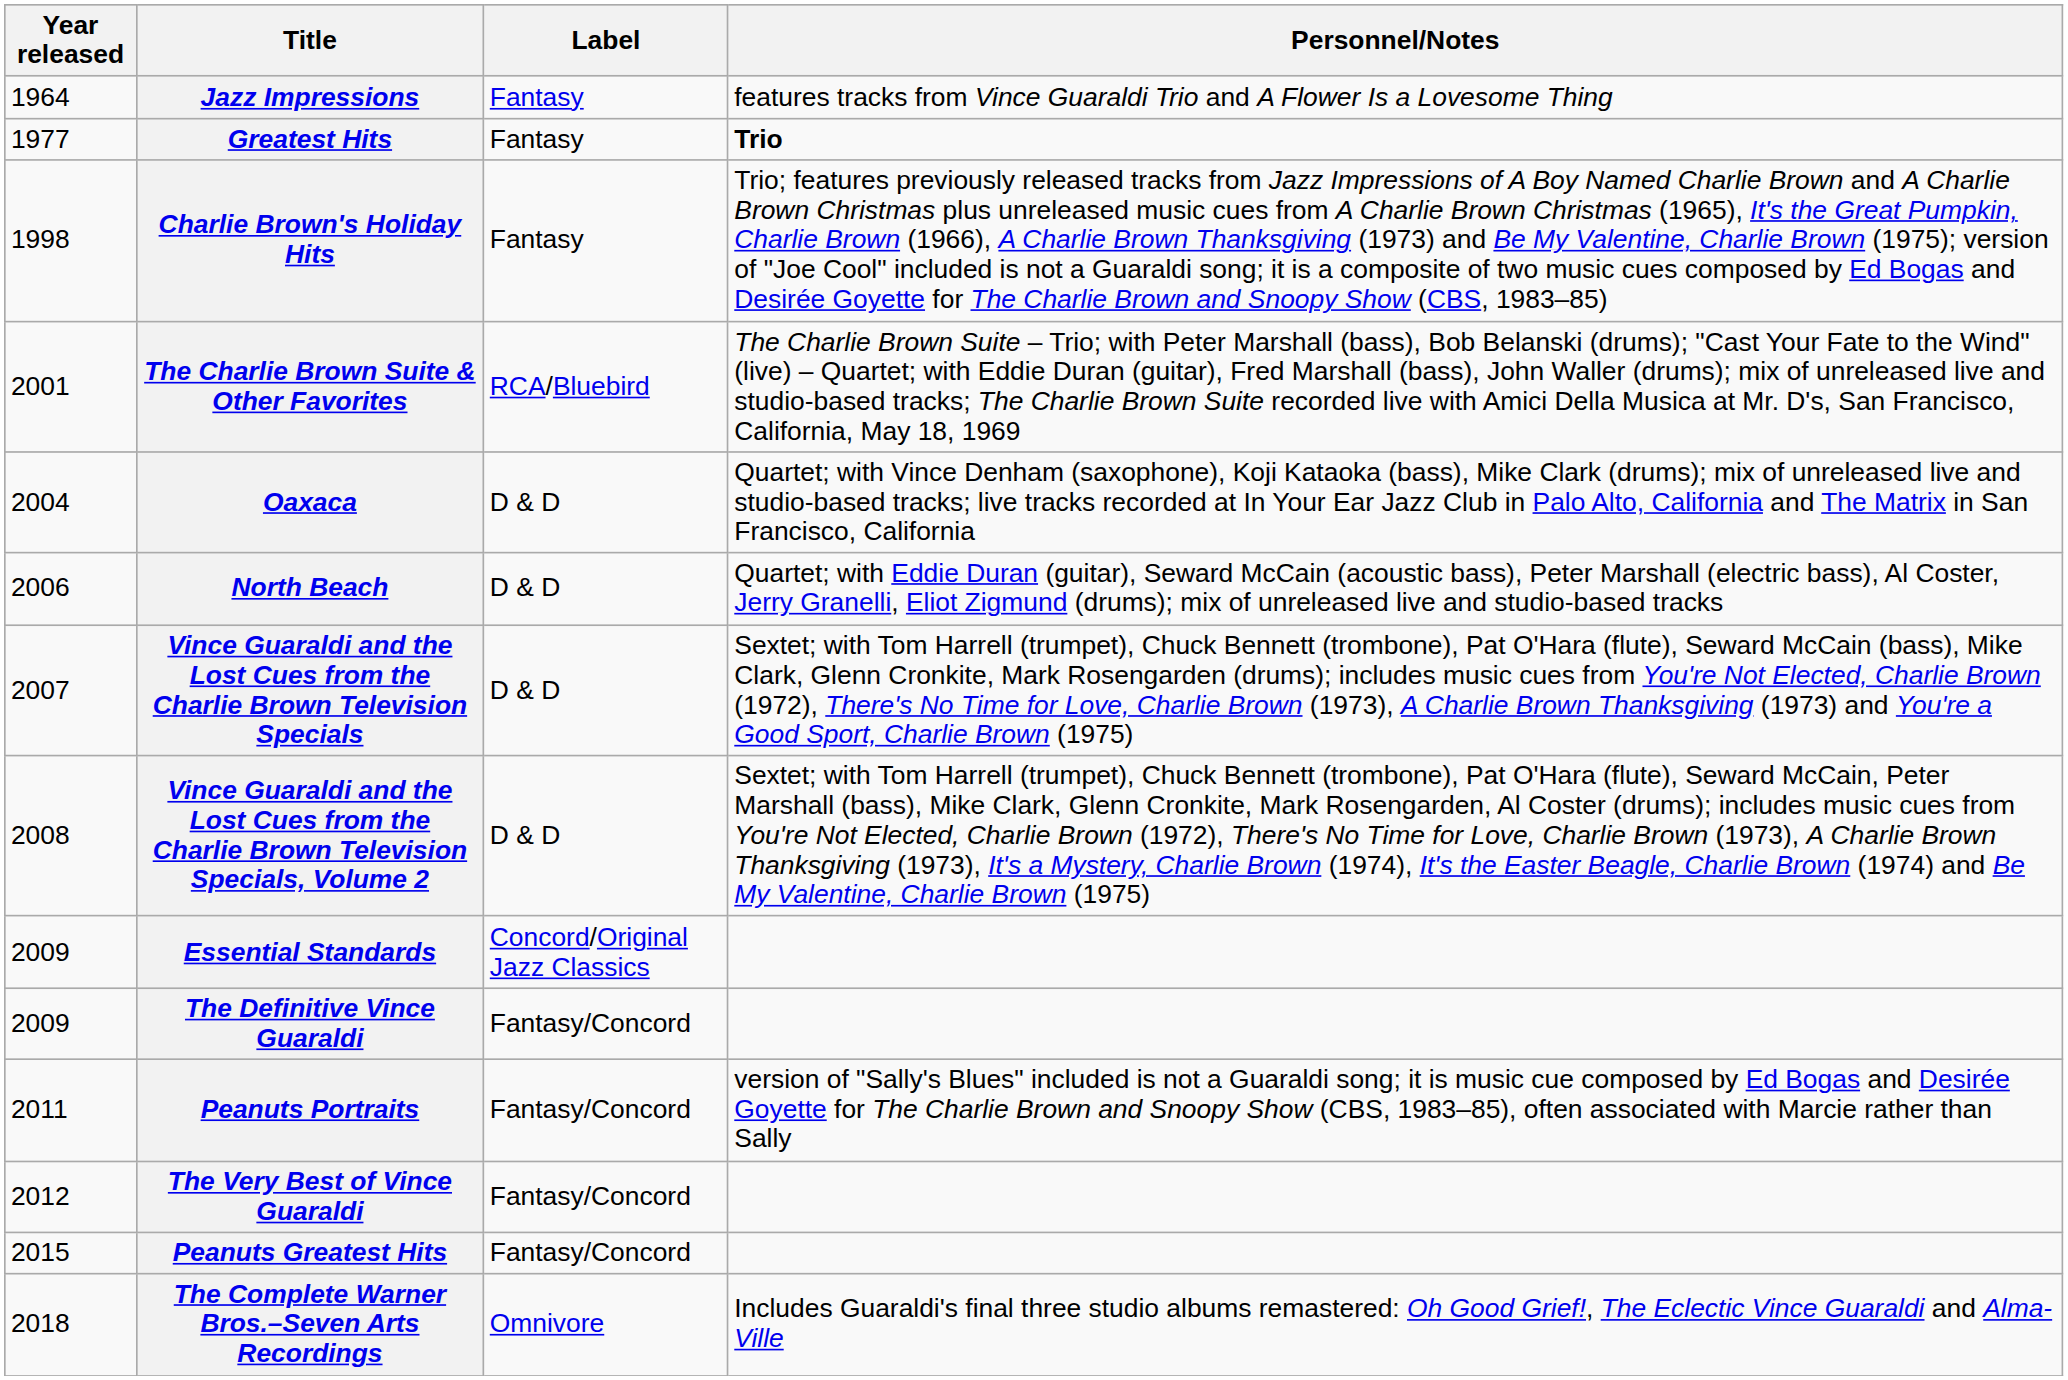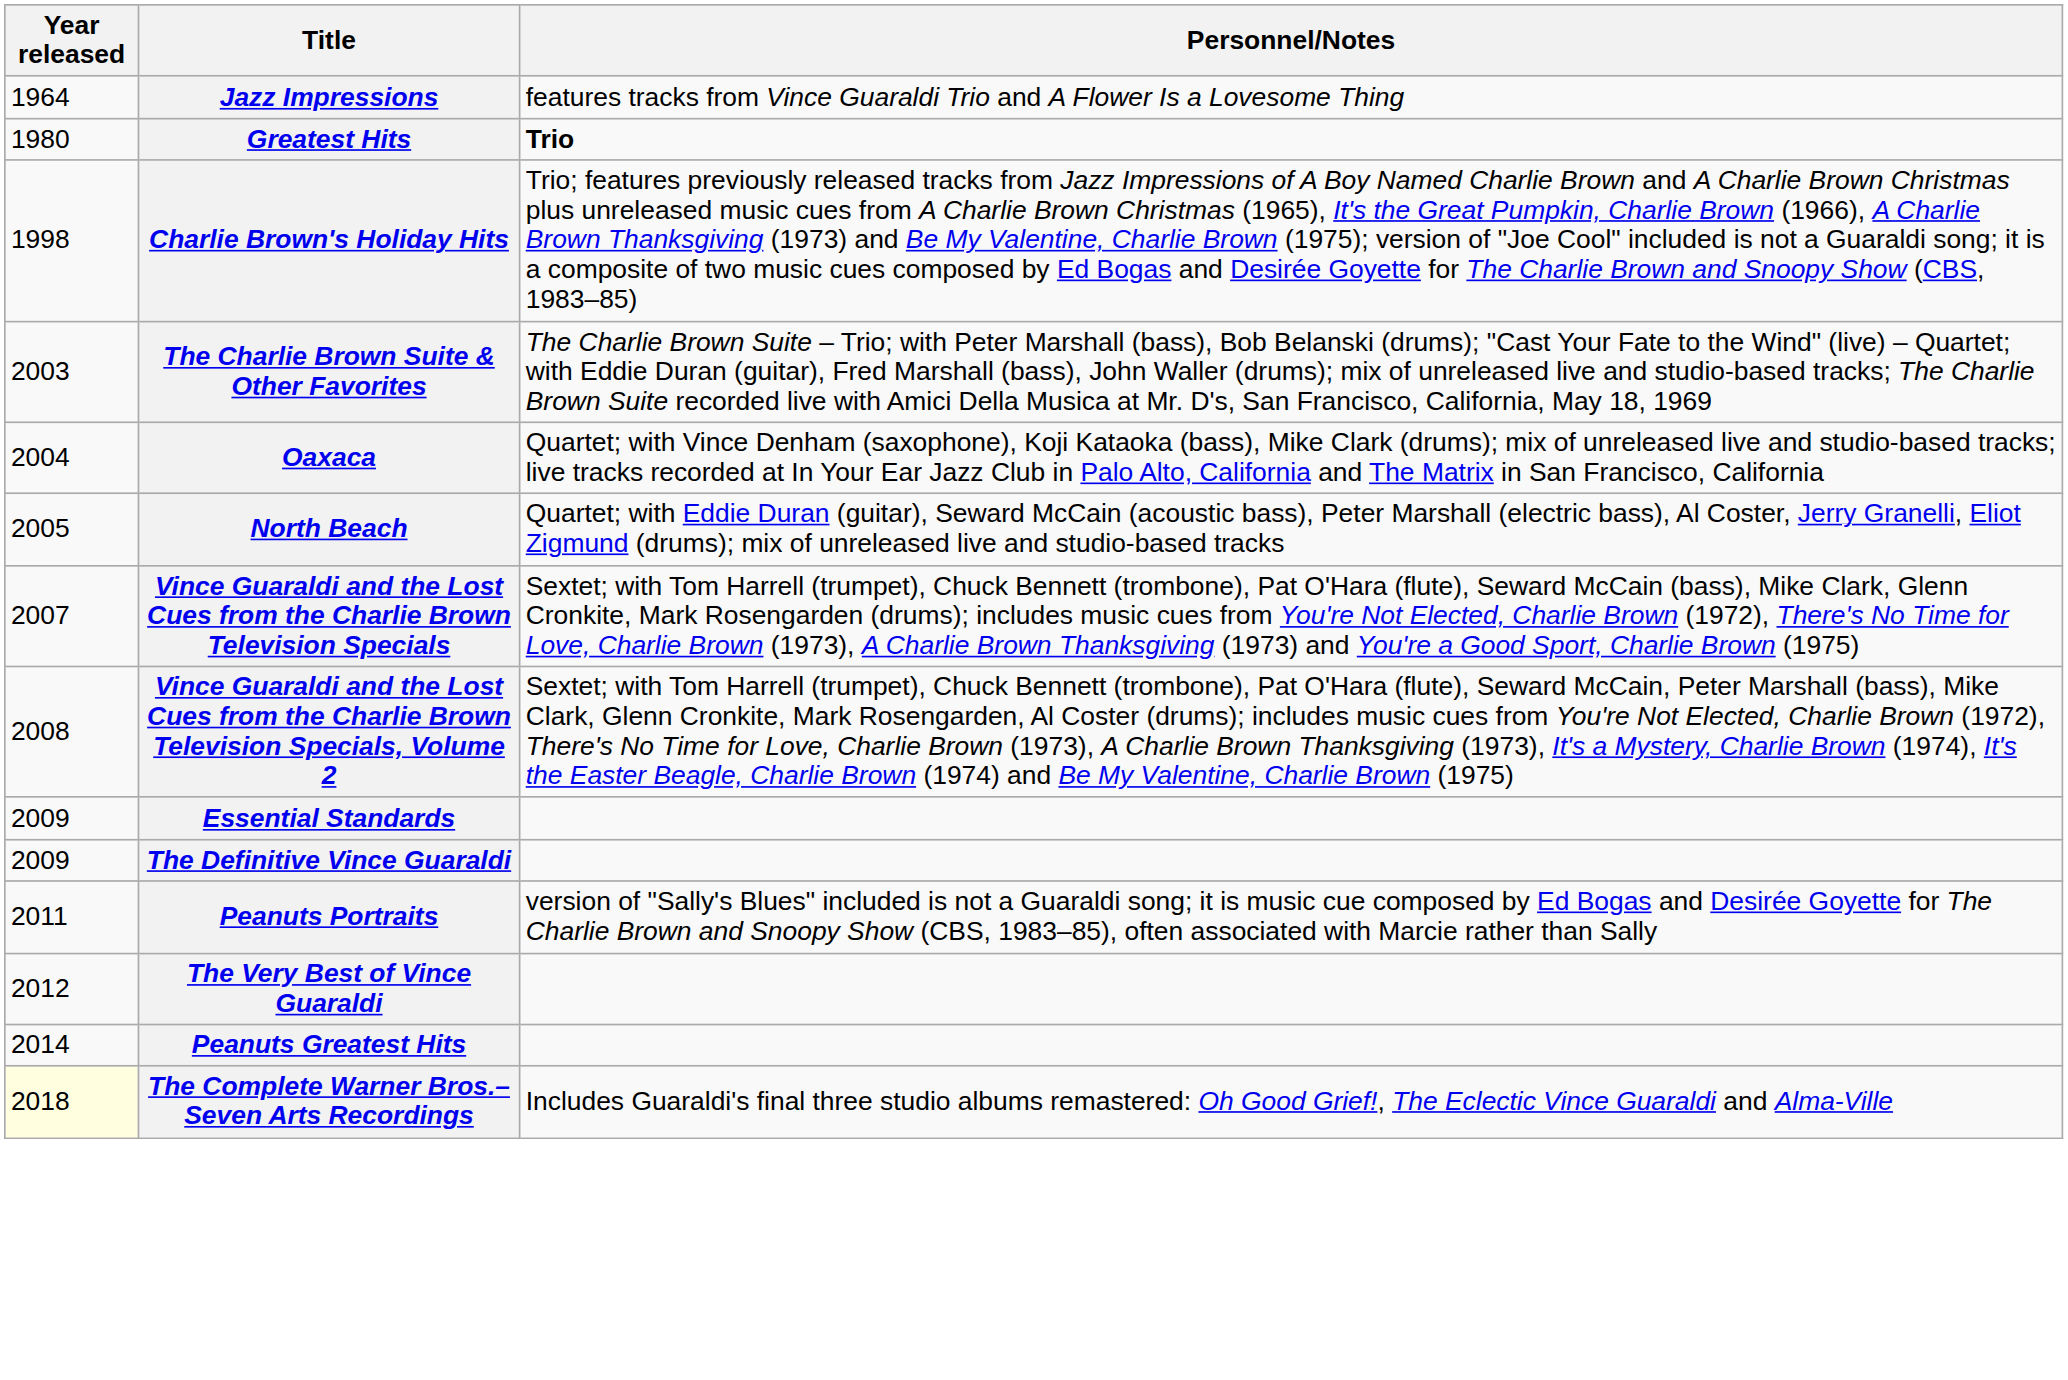- column: (606, 40)
(40, 138) 1977 -> (40, 138) 1980
(40, 385) 2001 -> (40, 371) 2003
(40, 588) 2006 -> (40, 529) 2005
(40, 1252) 2015 -> (40, 1044) 2014
(40, 1324) no background -> (40, 1101) lightyellow background
